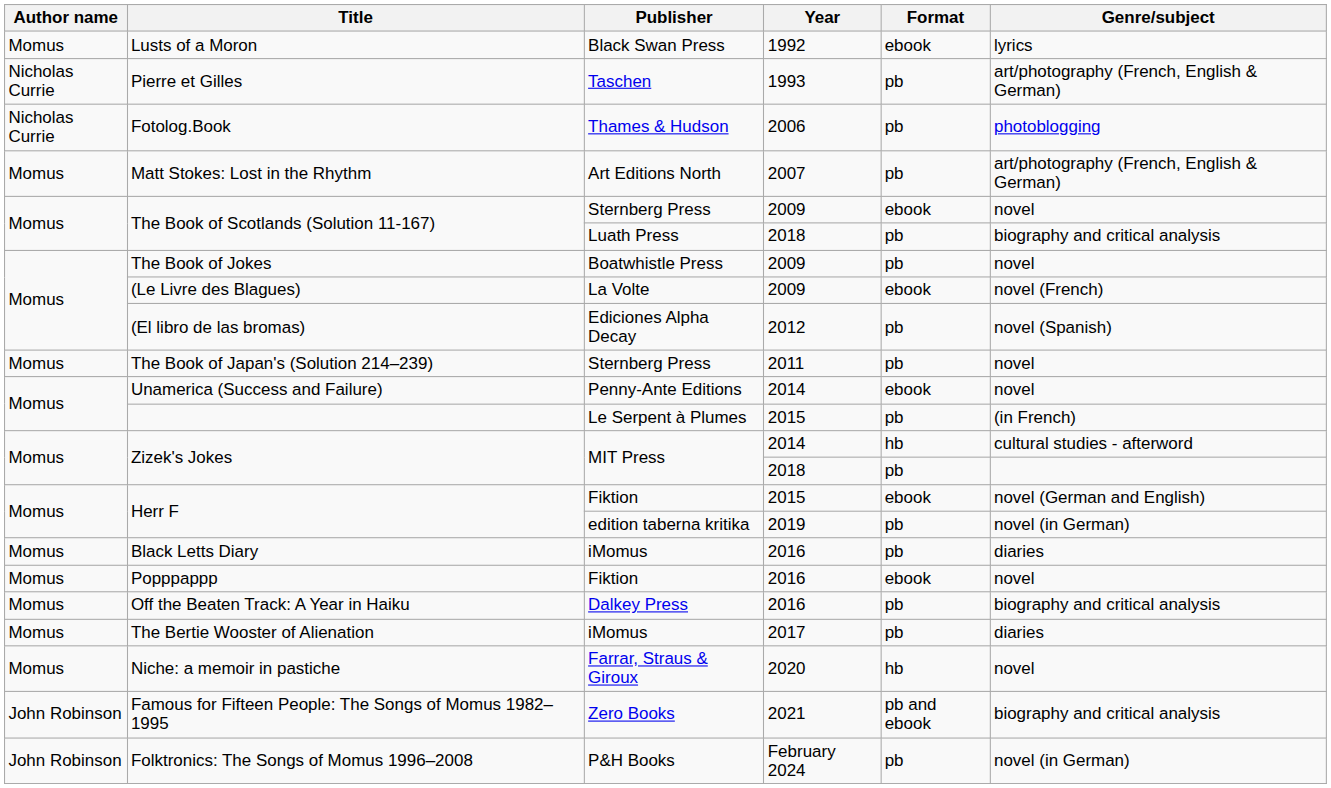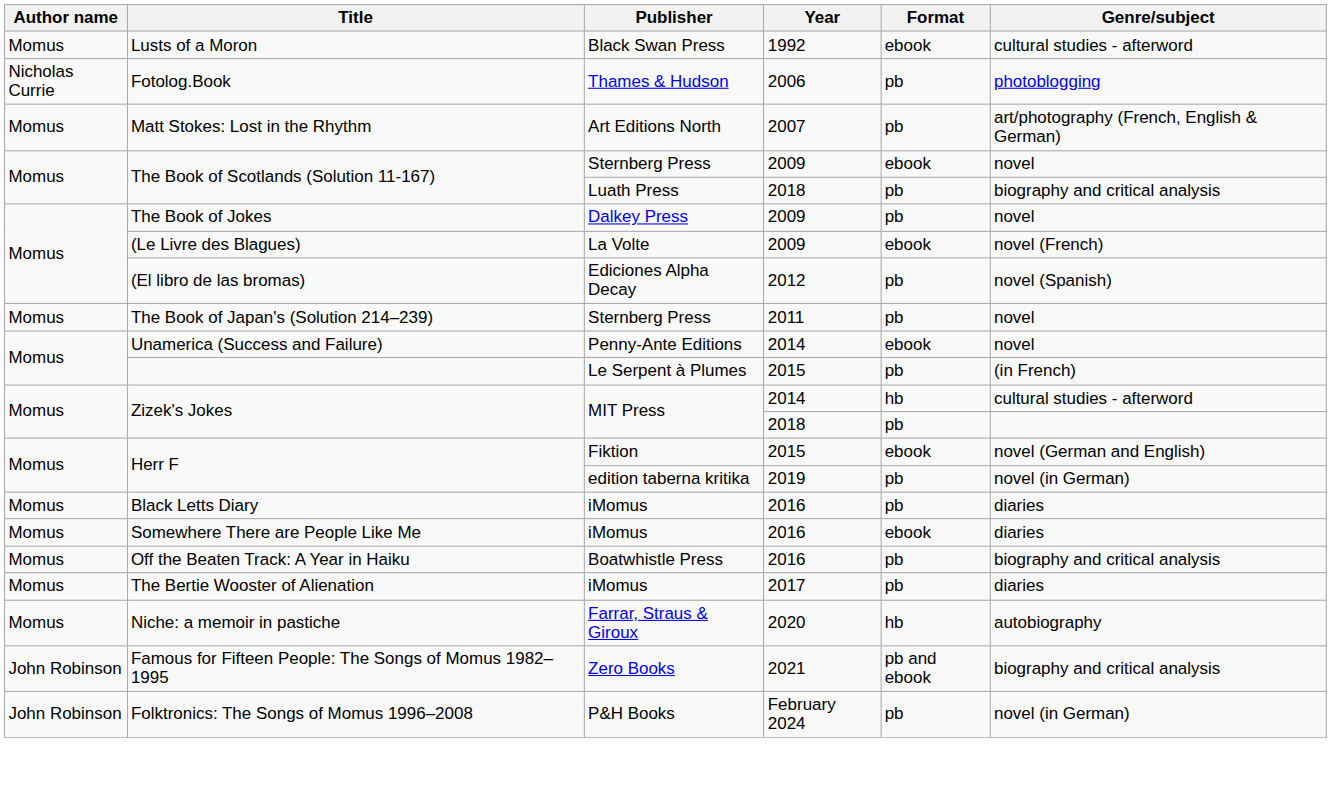(1013, 44) lyrics -> (1093, 44) cultural studies - afterword
- row: (187, 81)
(656, 263) Boatwhistle Press -> (638, 217) Dalkey Press
- row: (174, 578)
+ row: (276, 532)
(638, 605) Dalkey Press -> (656, 559) Boatwhistle Press
(1014, 668) novel -> (1048, 622) autobiography
